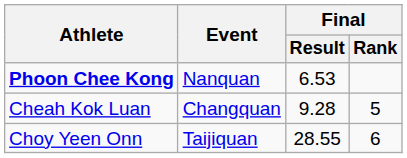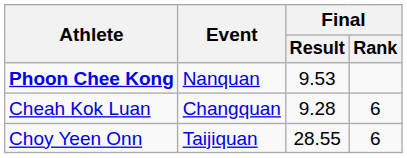(317, 78) 6.53 -> (317, 78) 9.53
(375, 108) 5 -> (375, 108) 6
